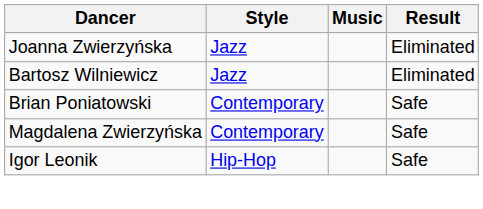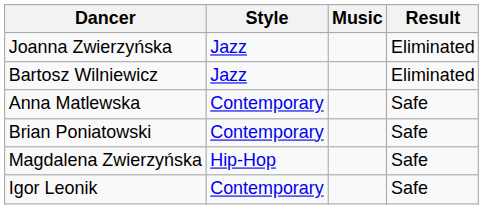+ row: (74, 103)
(267, 132) Contemporary -> (243, 160) Hip-Hop
(243, 160) Hip-Hop -> (267, 189) Contemporary
